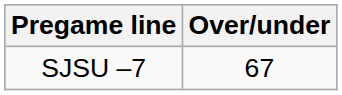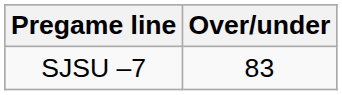(259, 67) 67 -> (259, 67) 83
